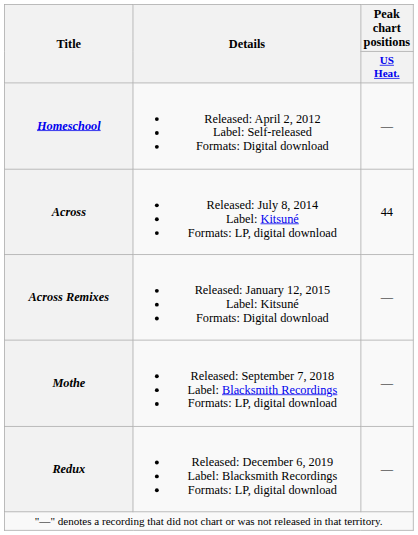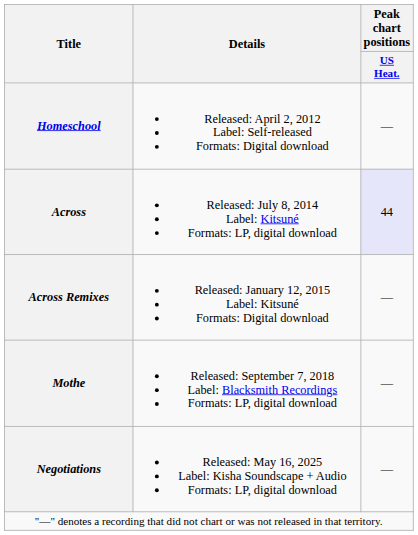(387, 211) no background -> (387, 211) lavender background
- row: (69, 469)
+ row: (69, 469)
